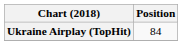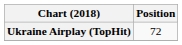(156, 31) 84 -> (156, 31) 72
